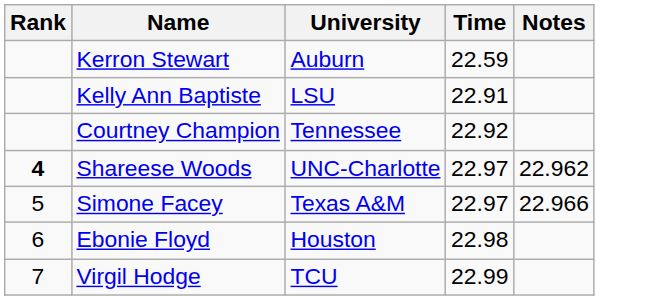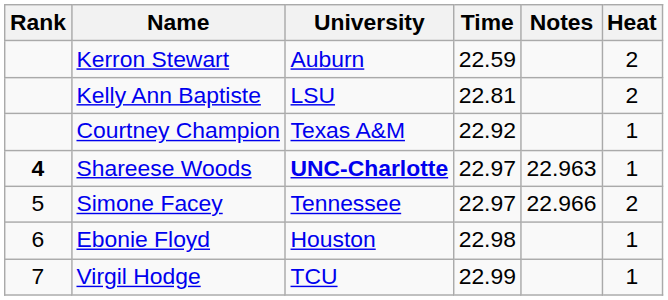+ column: (632, 22)
(480, 95) 22.91 -> (487, 95) 22.81
(346, 131) Tennessee -> (348, 131) Texas A&M
(366, 167) normal -> (369, 167) bold
(554, 167) 22.962 -> (561, 167) 22.963
(348, 204) Texas A&M -> (346, 204) Tennessee
